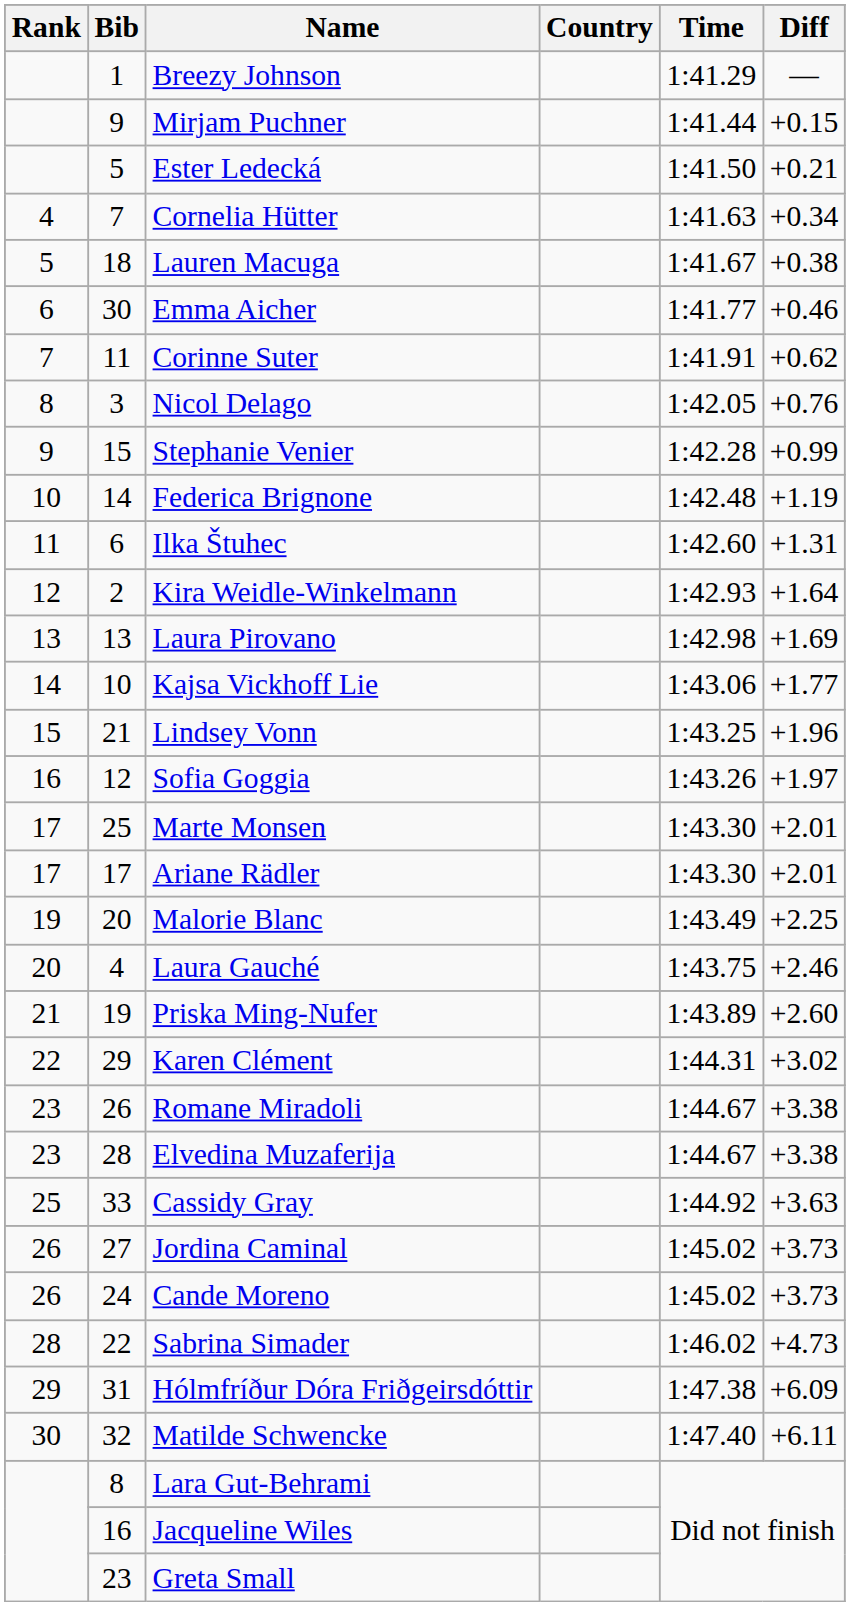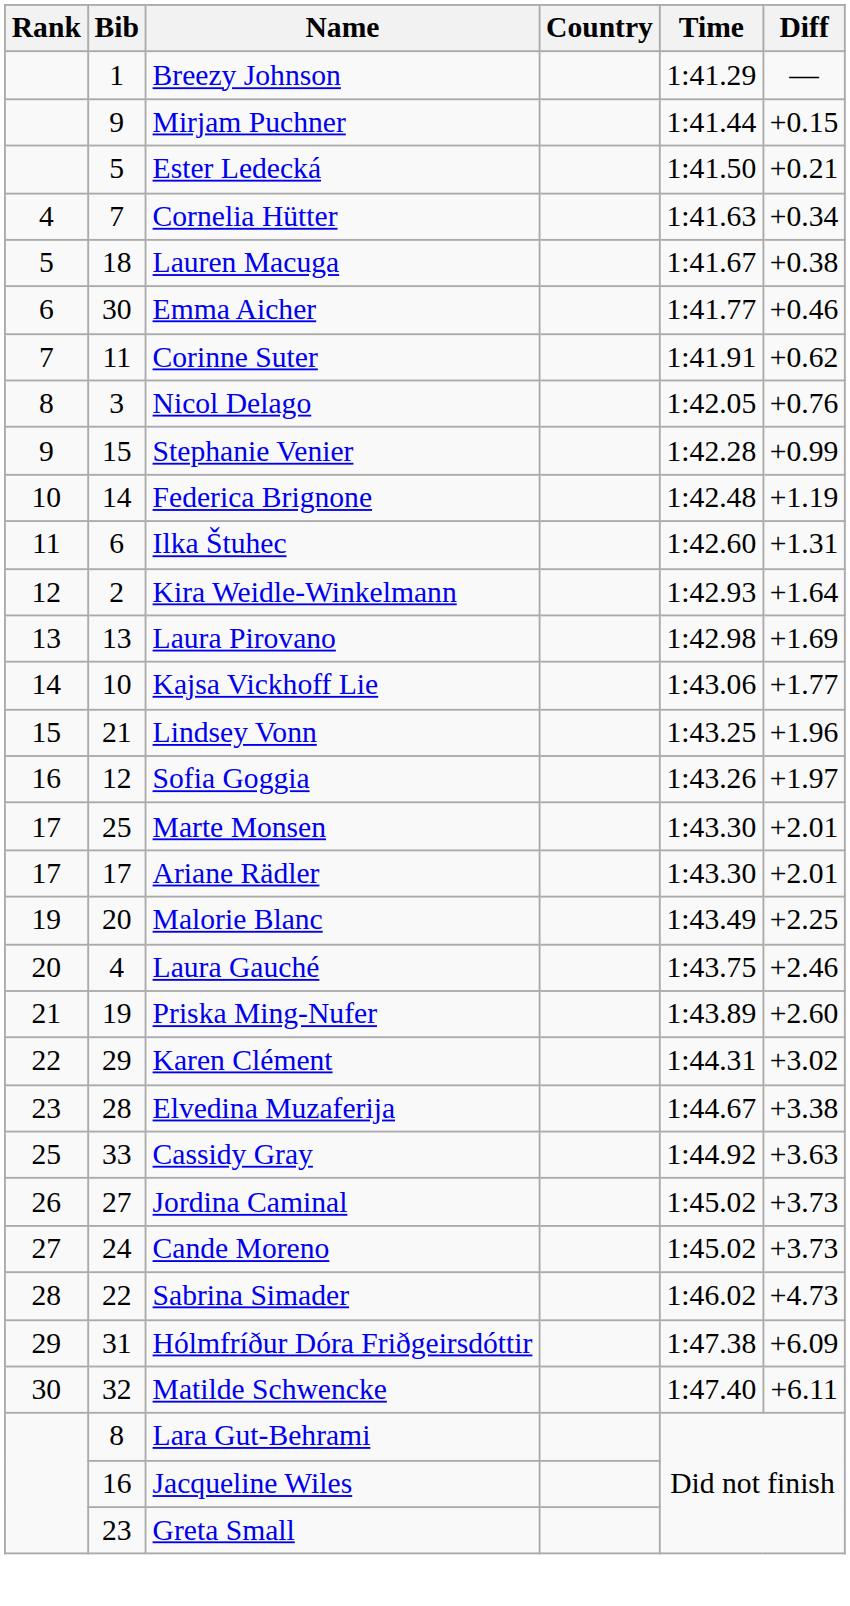- row: (257, 1107)
(46, 1295) 26 -> (46, 1248) 27
